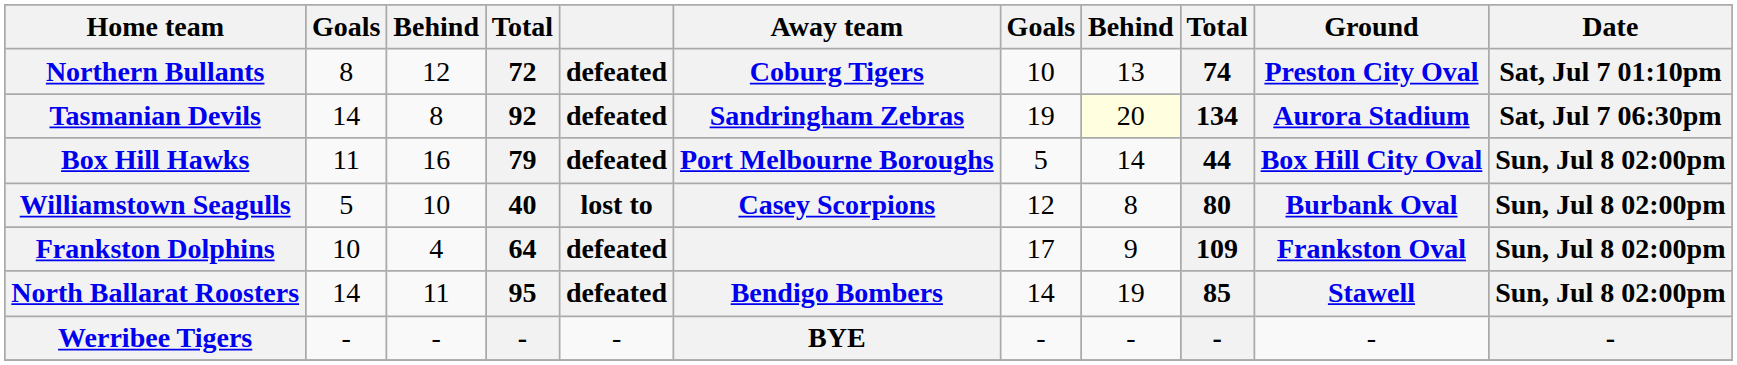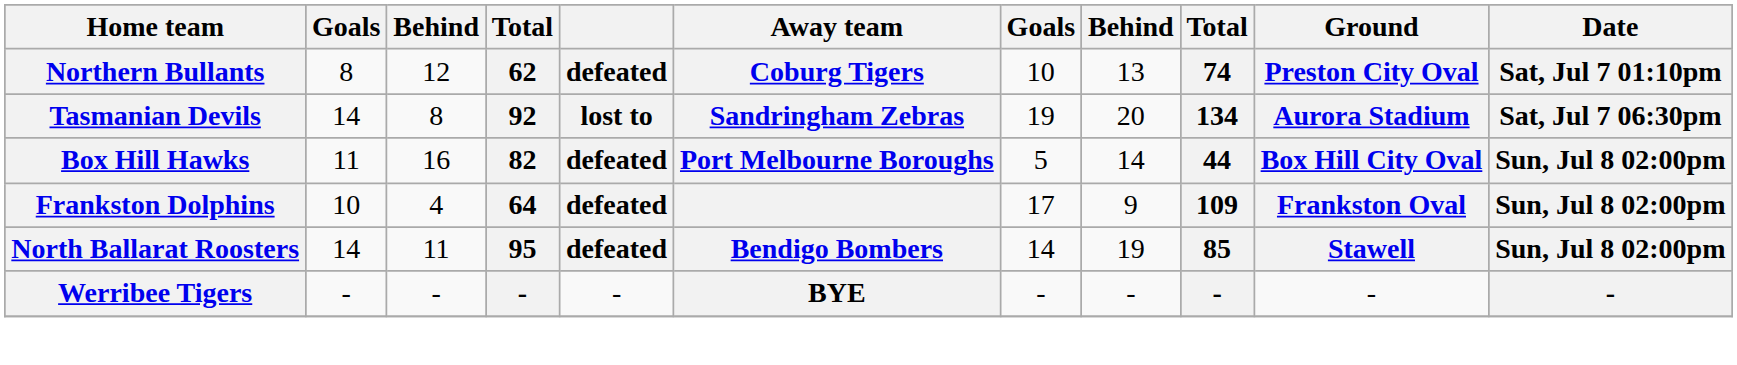(522, 71) 72 -> (522, 71) 62
(617, 115) defeated -> (617, 115) lost to
(1131, 115) lightyellow background -> (1131, 115) no background
(522, 159) 79 -> (522, 159) 82
- row: (155, 204)
